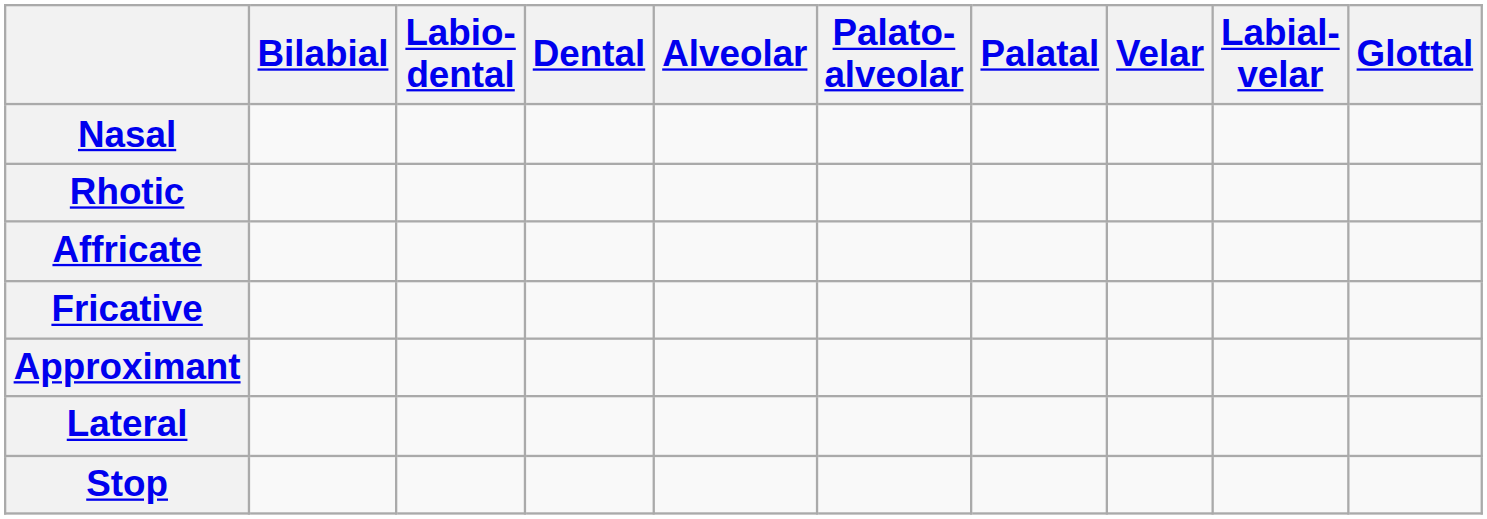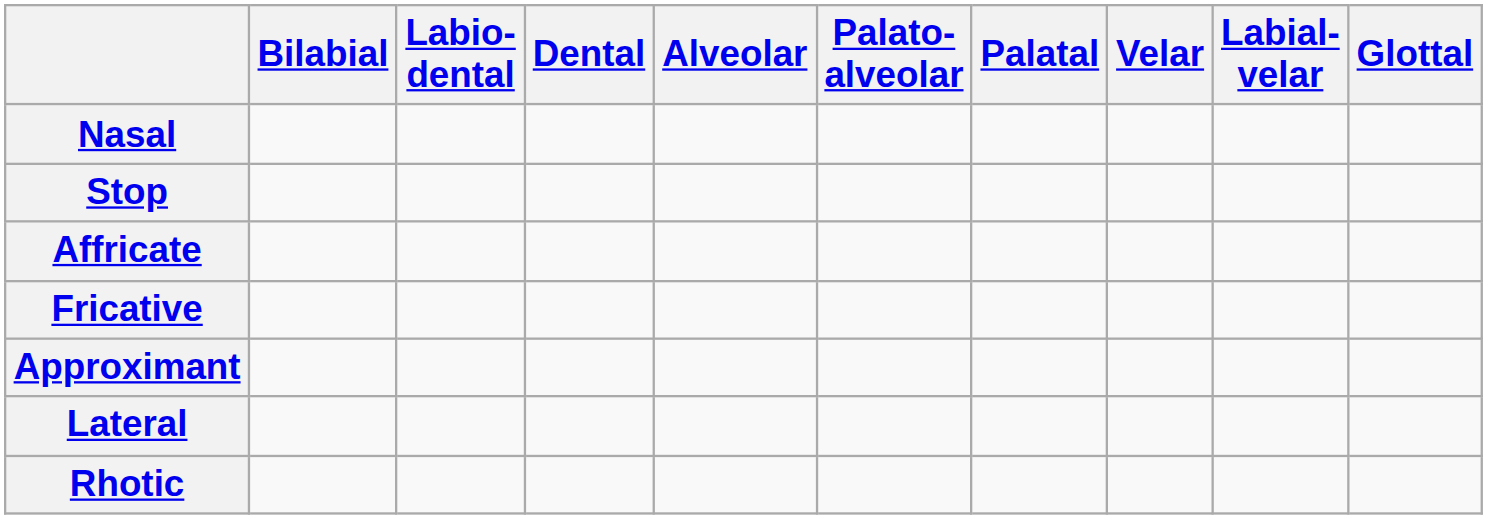rows swapped: (127, 483) <-> (127, 191)
